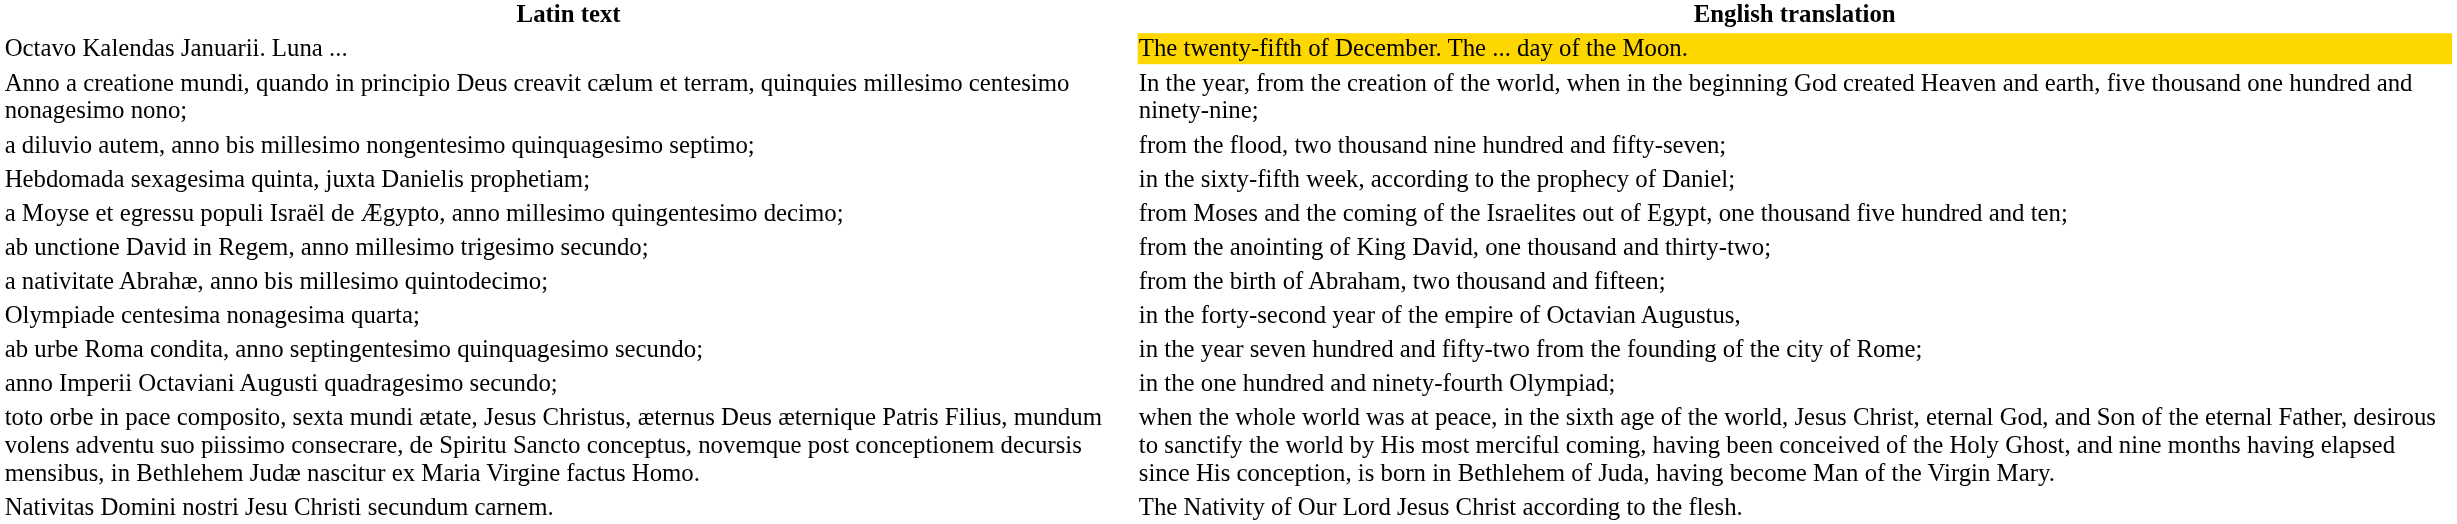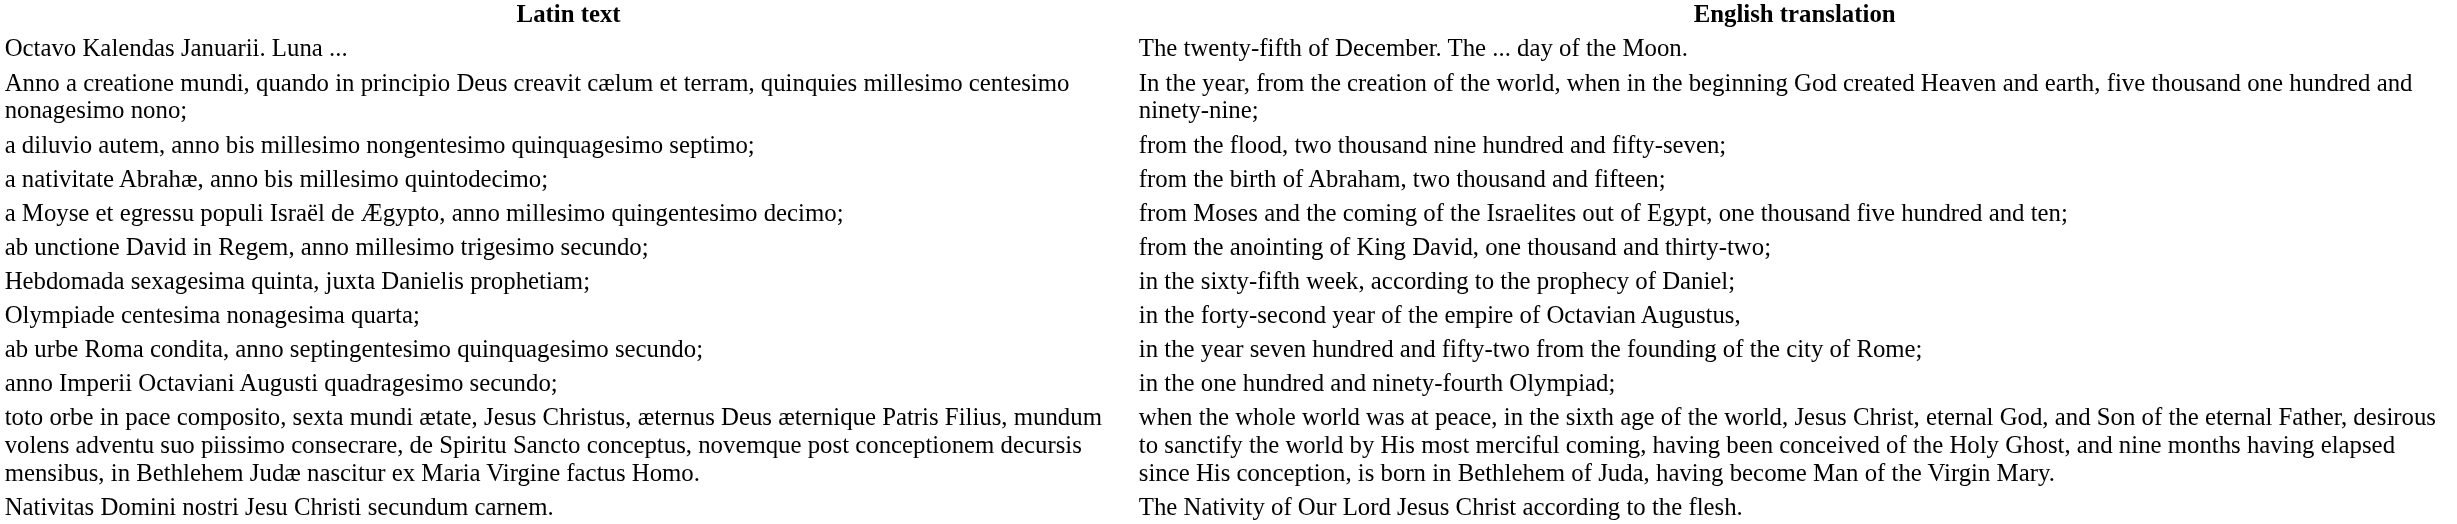(1413, 48) gold background -> (1413, 48) no background
rows swapped: (276, 280) <-> (297, 178)
